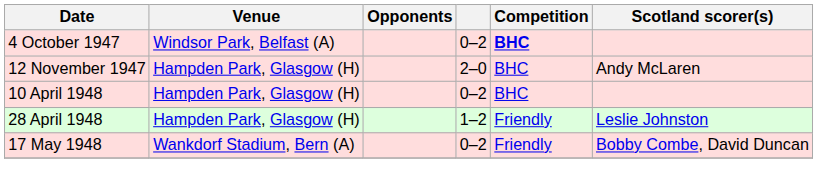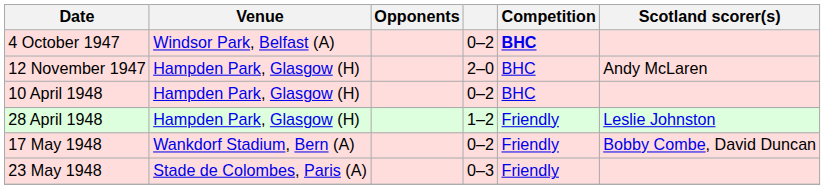+ row: (55, 171)
